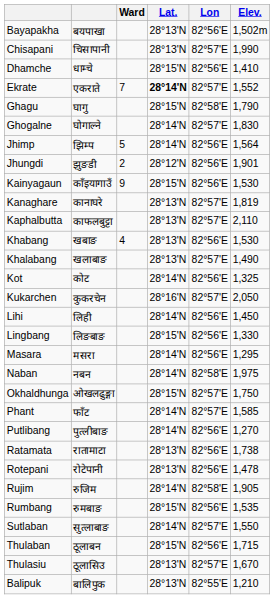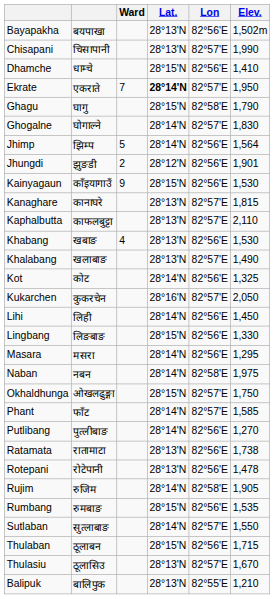(246, 87) 1,552 -> (246, 87) 1,950
(246, 202) 1,819 -> (246, 202) 1,815
